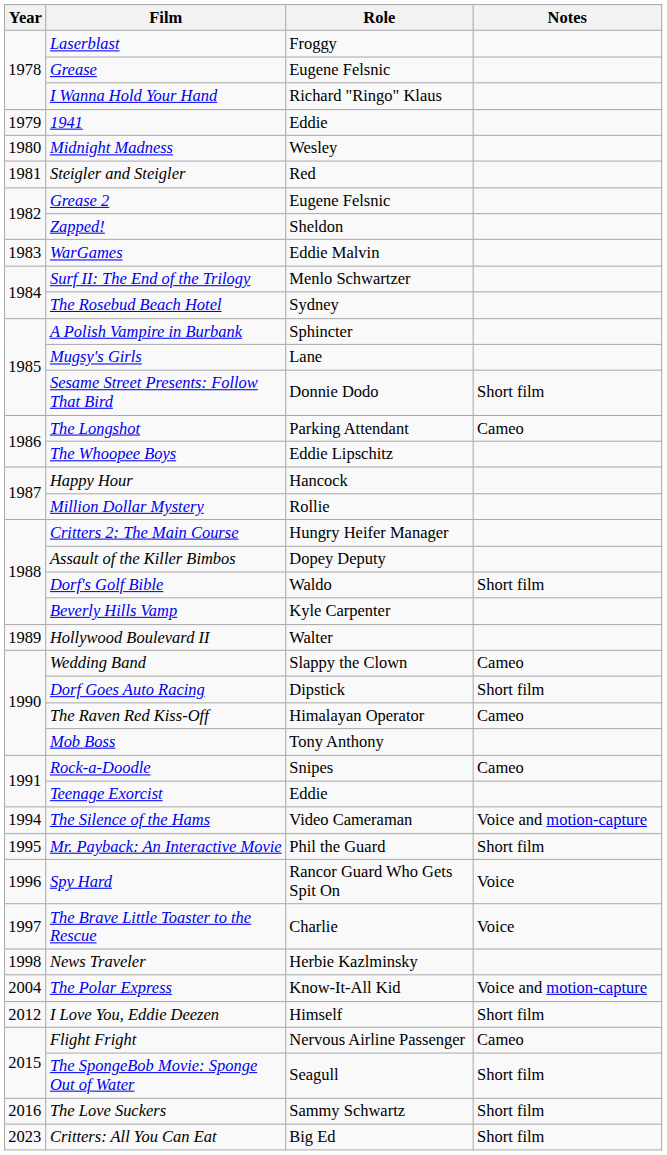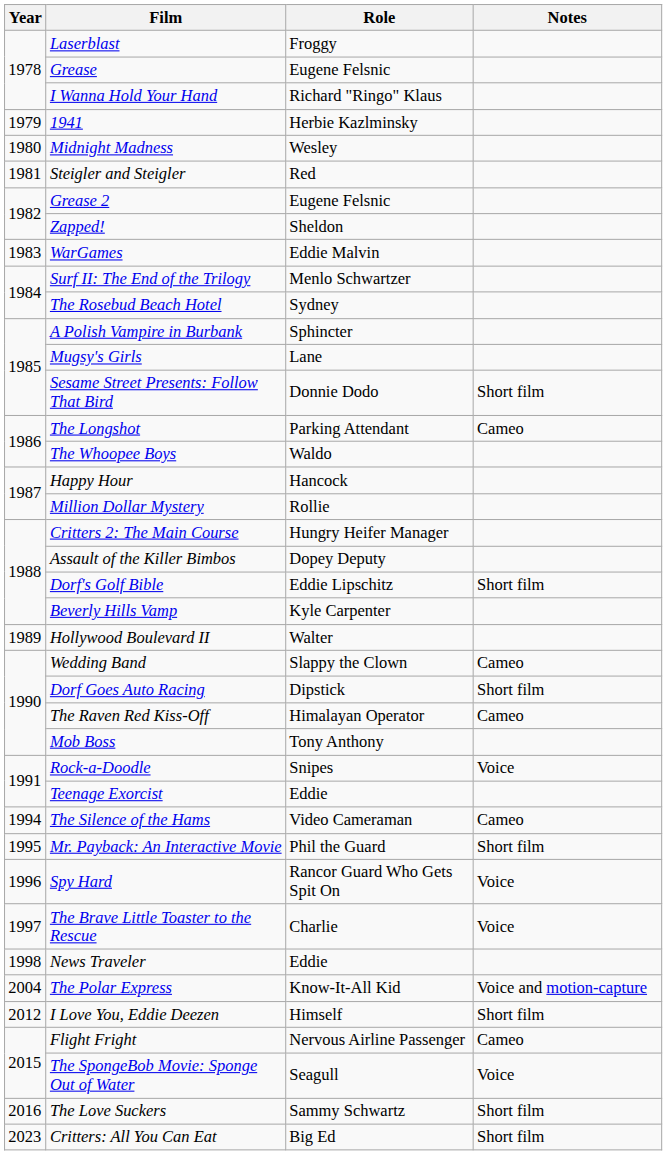(308, 122) Eddie -> (354, 122) Herbie Kazlminsky
(341, 454) Eddie Lipschitz -> (311, 454) Waldo
(311, 584) Waldo -> (341, 584) Eddie Lipschitz
(500, 767) Cameo -> (496, 767) Voice
(562, 820) Voice and motion-capture -> (500, 820) Cameo
(354, 961) Herbie Kazlminsky -> (308, 961) Eddie
(511, 1075) Short film -> (496, 1075) Voice
